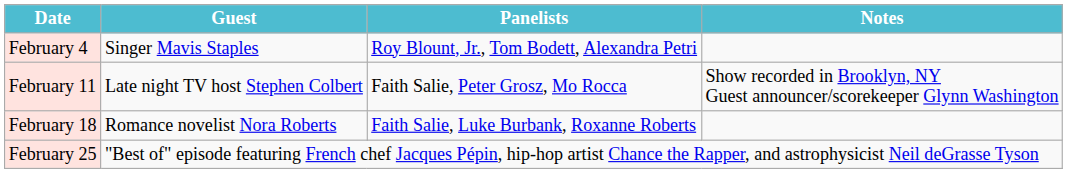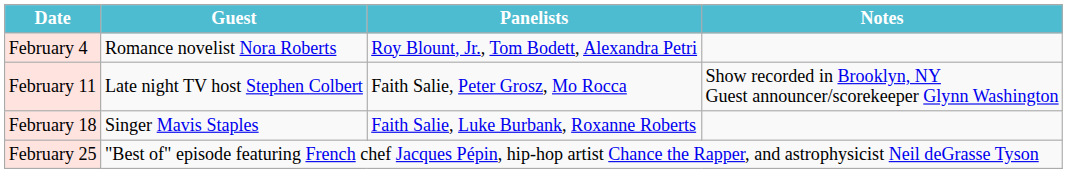(182, 47) Singer Mavis Staples -> (221, 47) Romance novelist Nora Roberts
(221, 125) Romance novelist Nora Roberts -> (182, 125) Singer Mavis Staples
